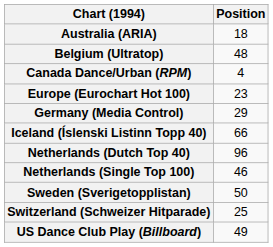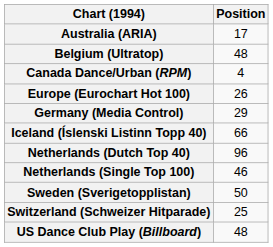(241, 34) 18 -> (241, 34) 17
(241, 93) 23 -> (241, 93) 26
(241, 232) 49 -> (241, 232) 48
